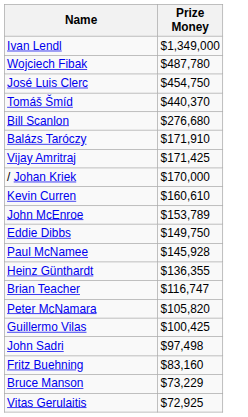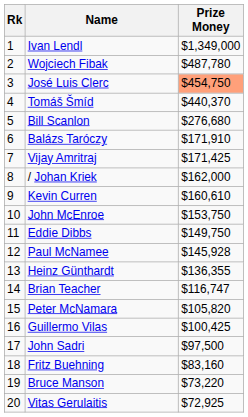+ column: (15, 20)
(185, 83) no background -> (206, 83) lightsalmon background
(185, 177) $170,000 -> (206, 177) $162,000
(185, 214) $153,789 -> (206, 214) $153,750
(182, 346) $97,498 -> (203, 346) $97,500
(182, 383) $73,229 -> (203, 383) $73,220
